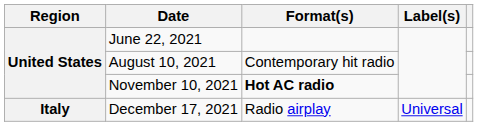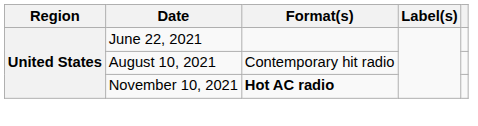- row: (173, 109)
